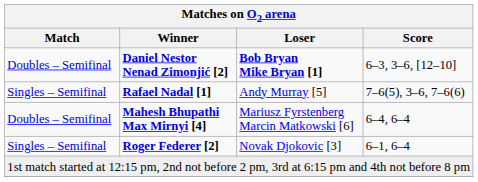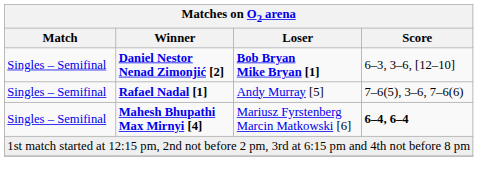(59, 65) Doubles – Semifinal -> (57, 65) Singles – Semifinal
(59, 119) Doubles – Semifinal -> (57, 119) Singles – Semifinal
(388, 119) normal -> (387, 119) bold
- row: (171, 146)
